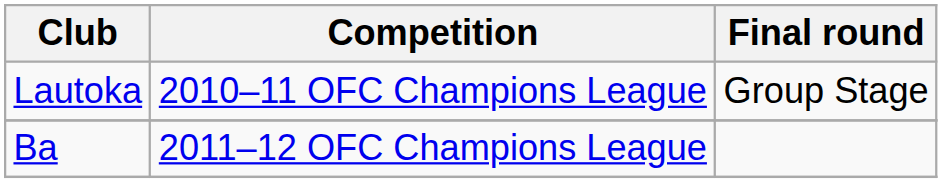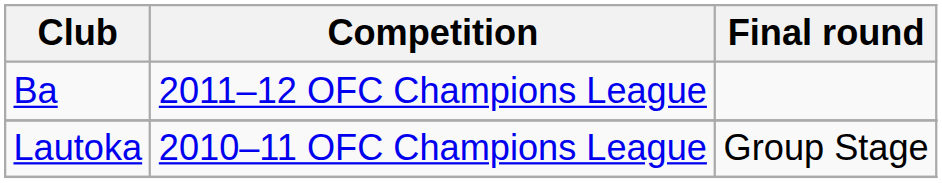rows swapped: (78, 90) <-> (36, 147)
